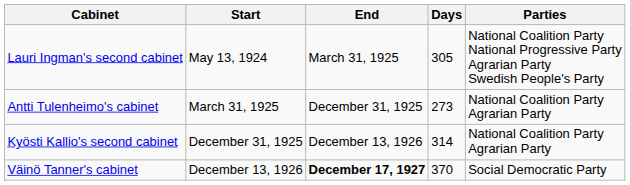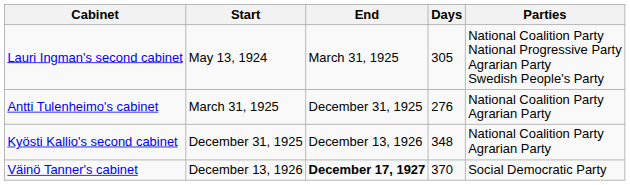(442, 106) 273 -> (442, 106) 276
(442, 142) 314 -> (442, 142) 348
